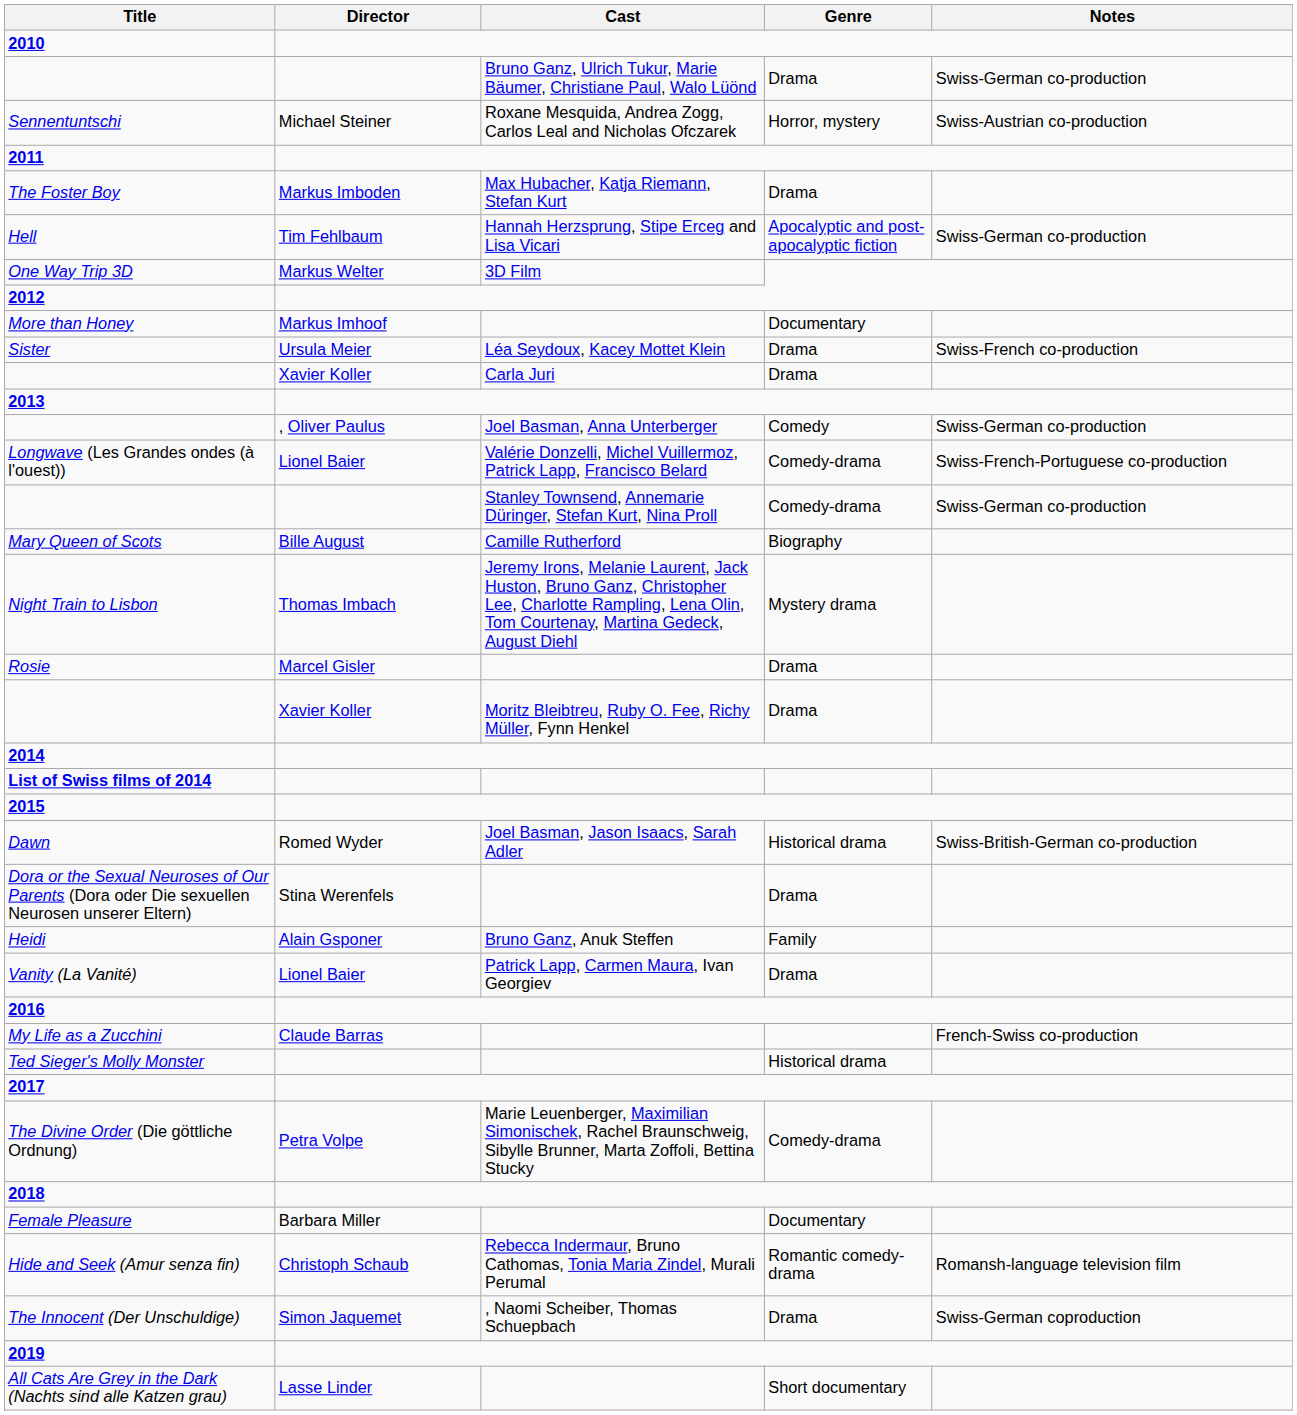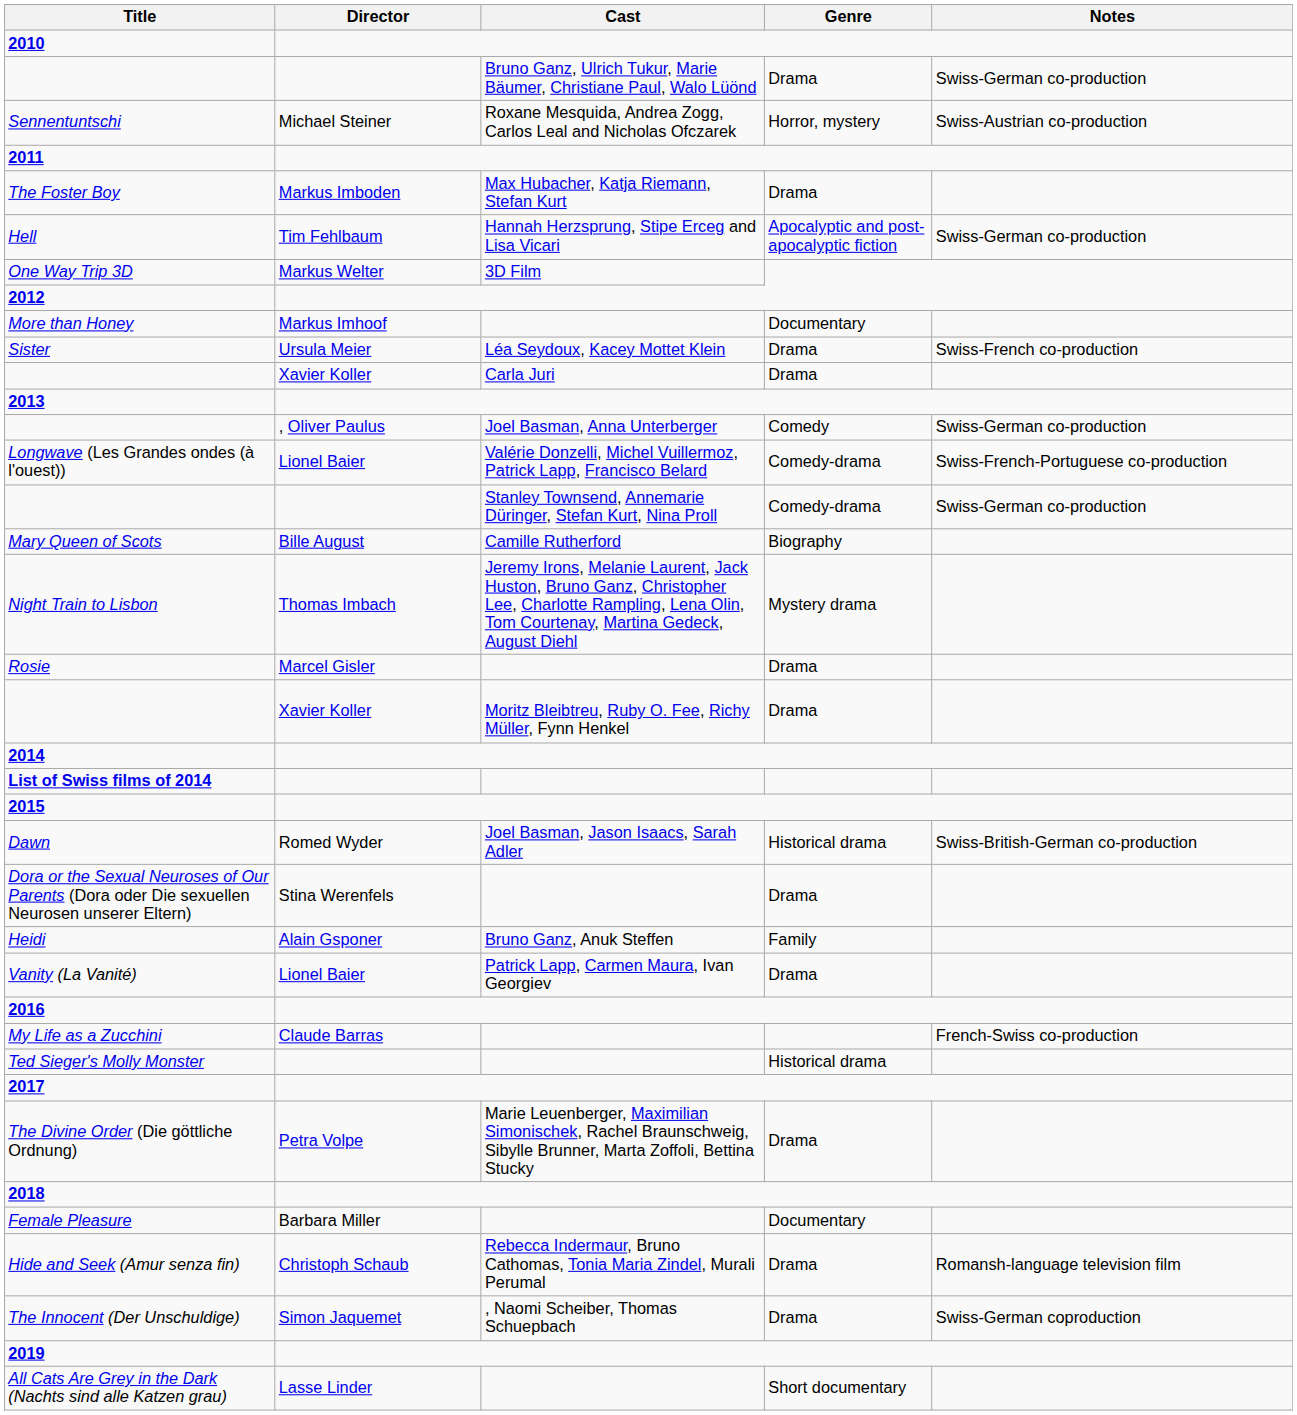(825, 1141) Comedy-drama -> (793, 1141) Drama
(836, 1264) Romantic comedy-drama -> (793, 1264) Drama
